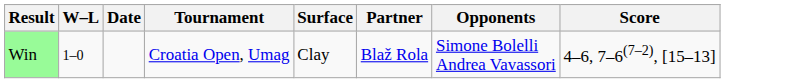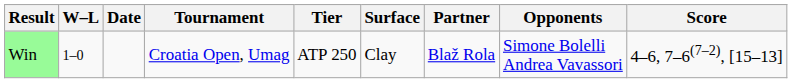+ column: (327, 17)
